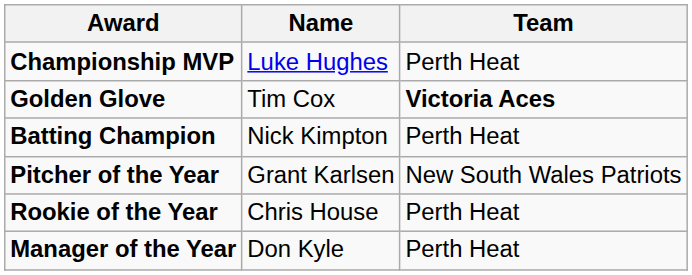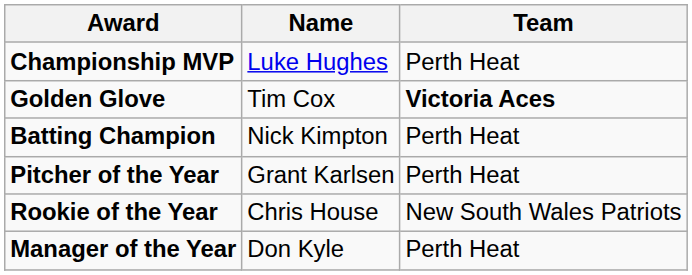(543, 174) New South Wales Patriots -> (462, 174) Perth Heat
(462, 212) Perth Heat -> (543, 212) New South Wales Patriots
